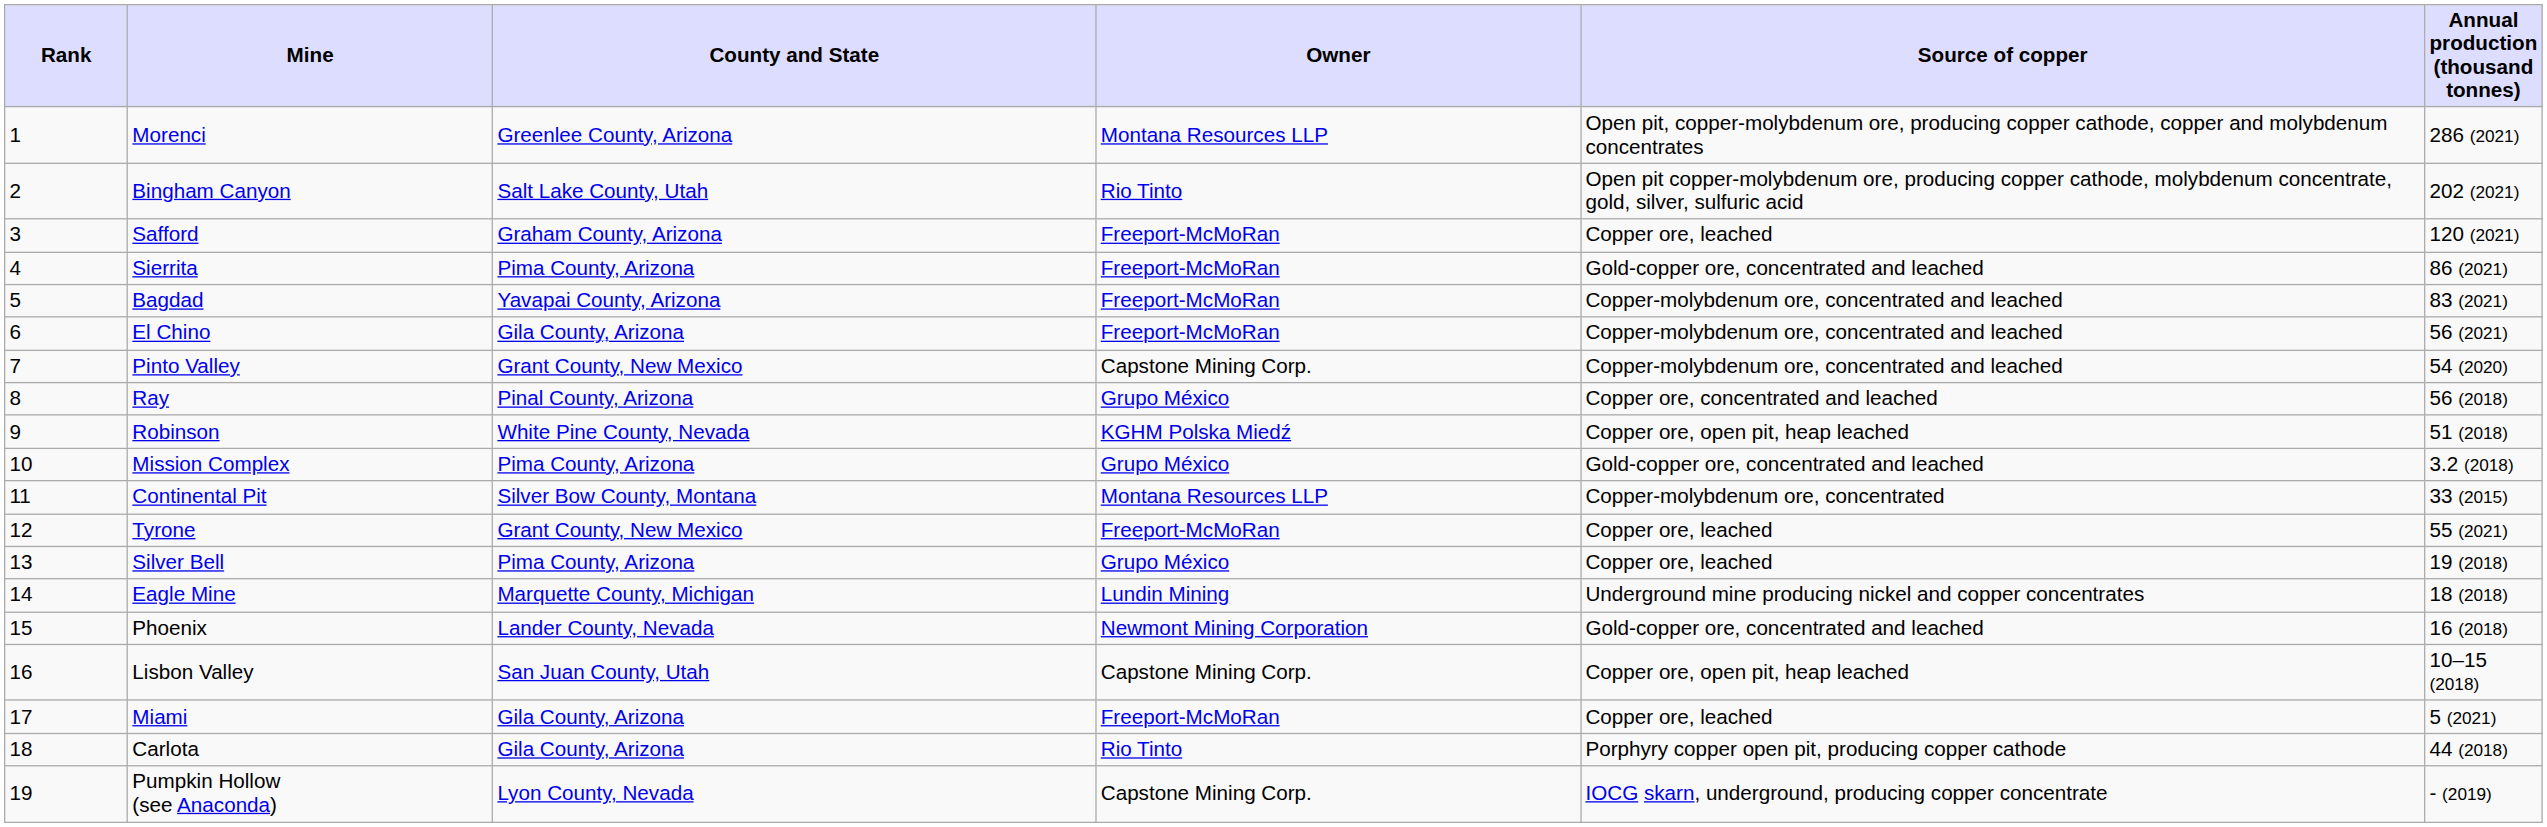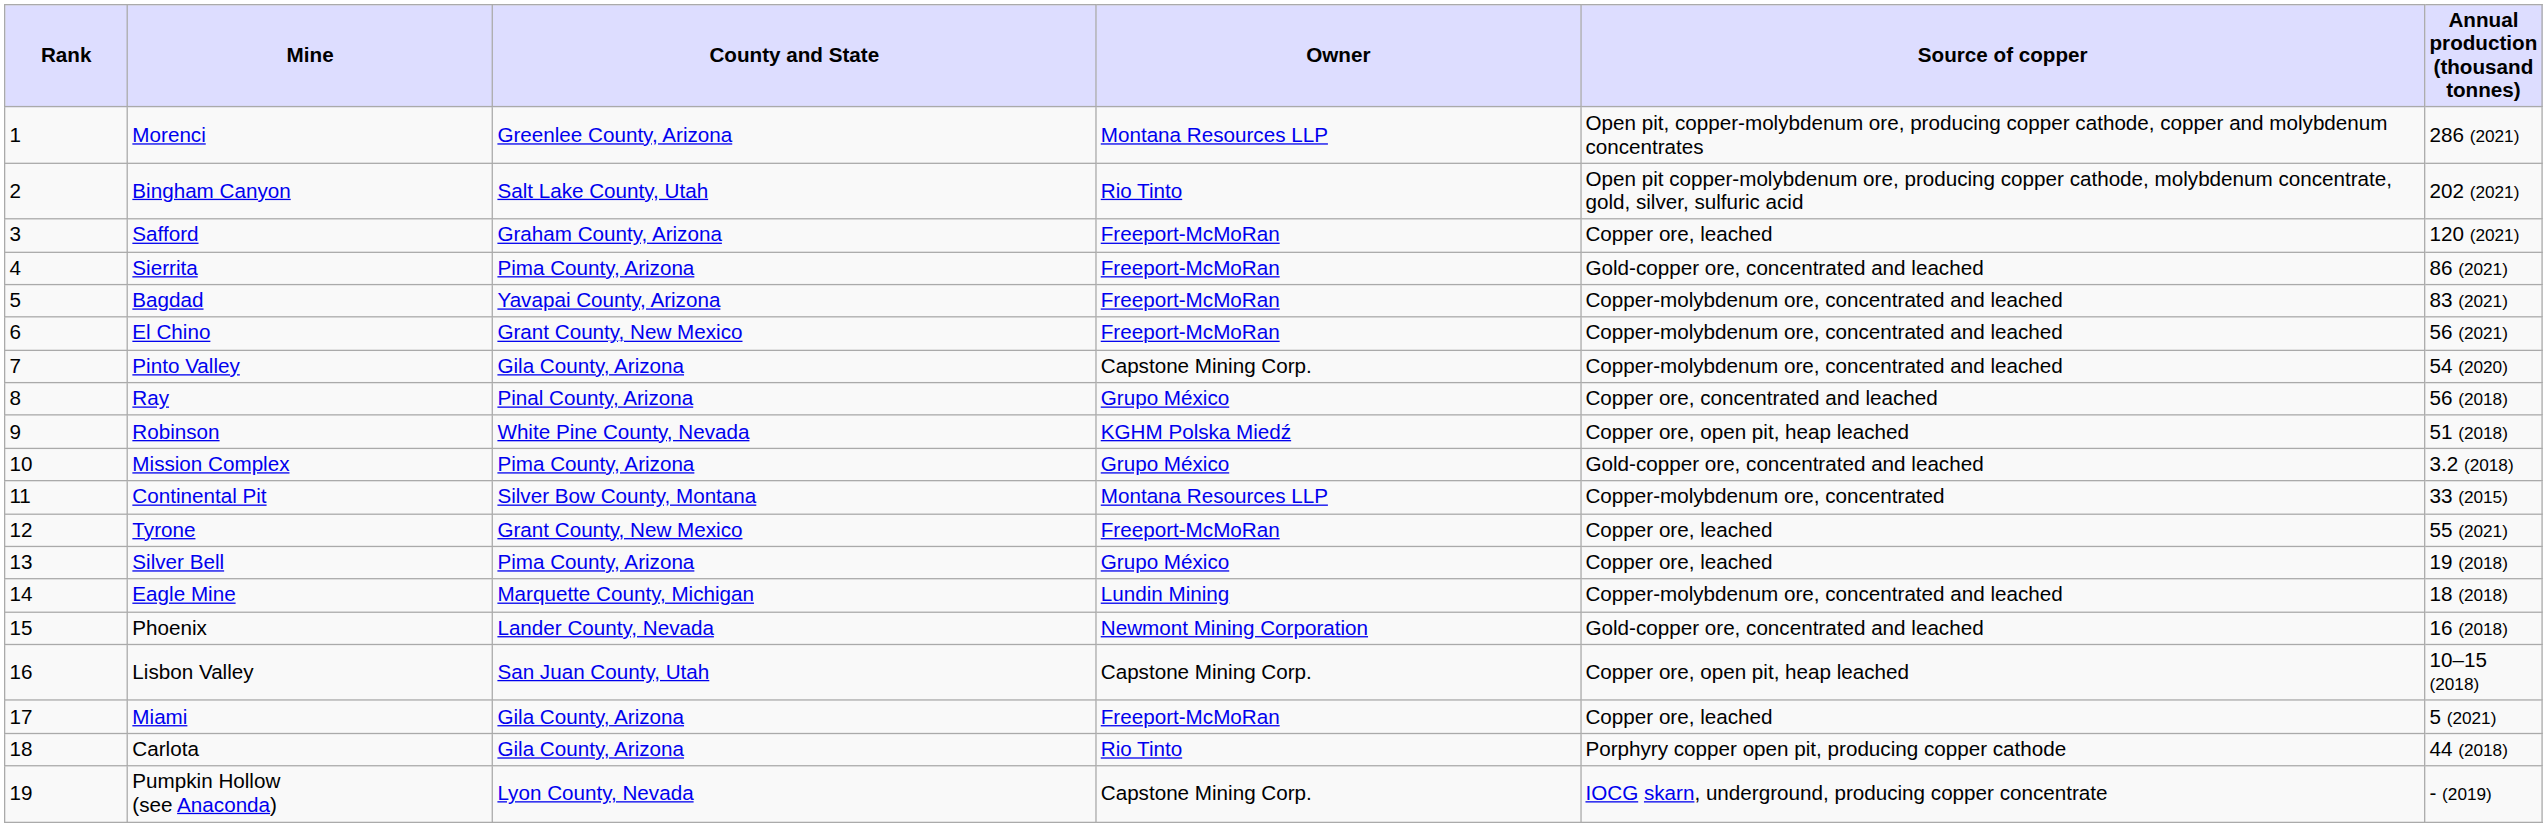(591, 333) Gila County, Arizona -> (620, 333) Grant County, New Mexico
(620, 366) Grant County, New Mexico -> (591, 366) Gila County, Arizona
(1865, 595) Underground mine producing nickel and copper concentrates -> (1824, 595) Copper-molybdenum ore, concentrated and leached
